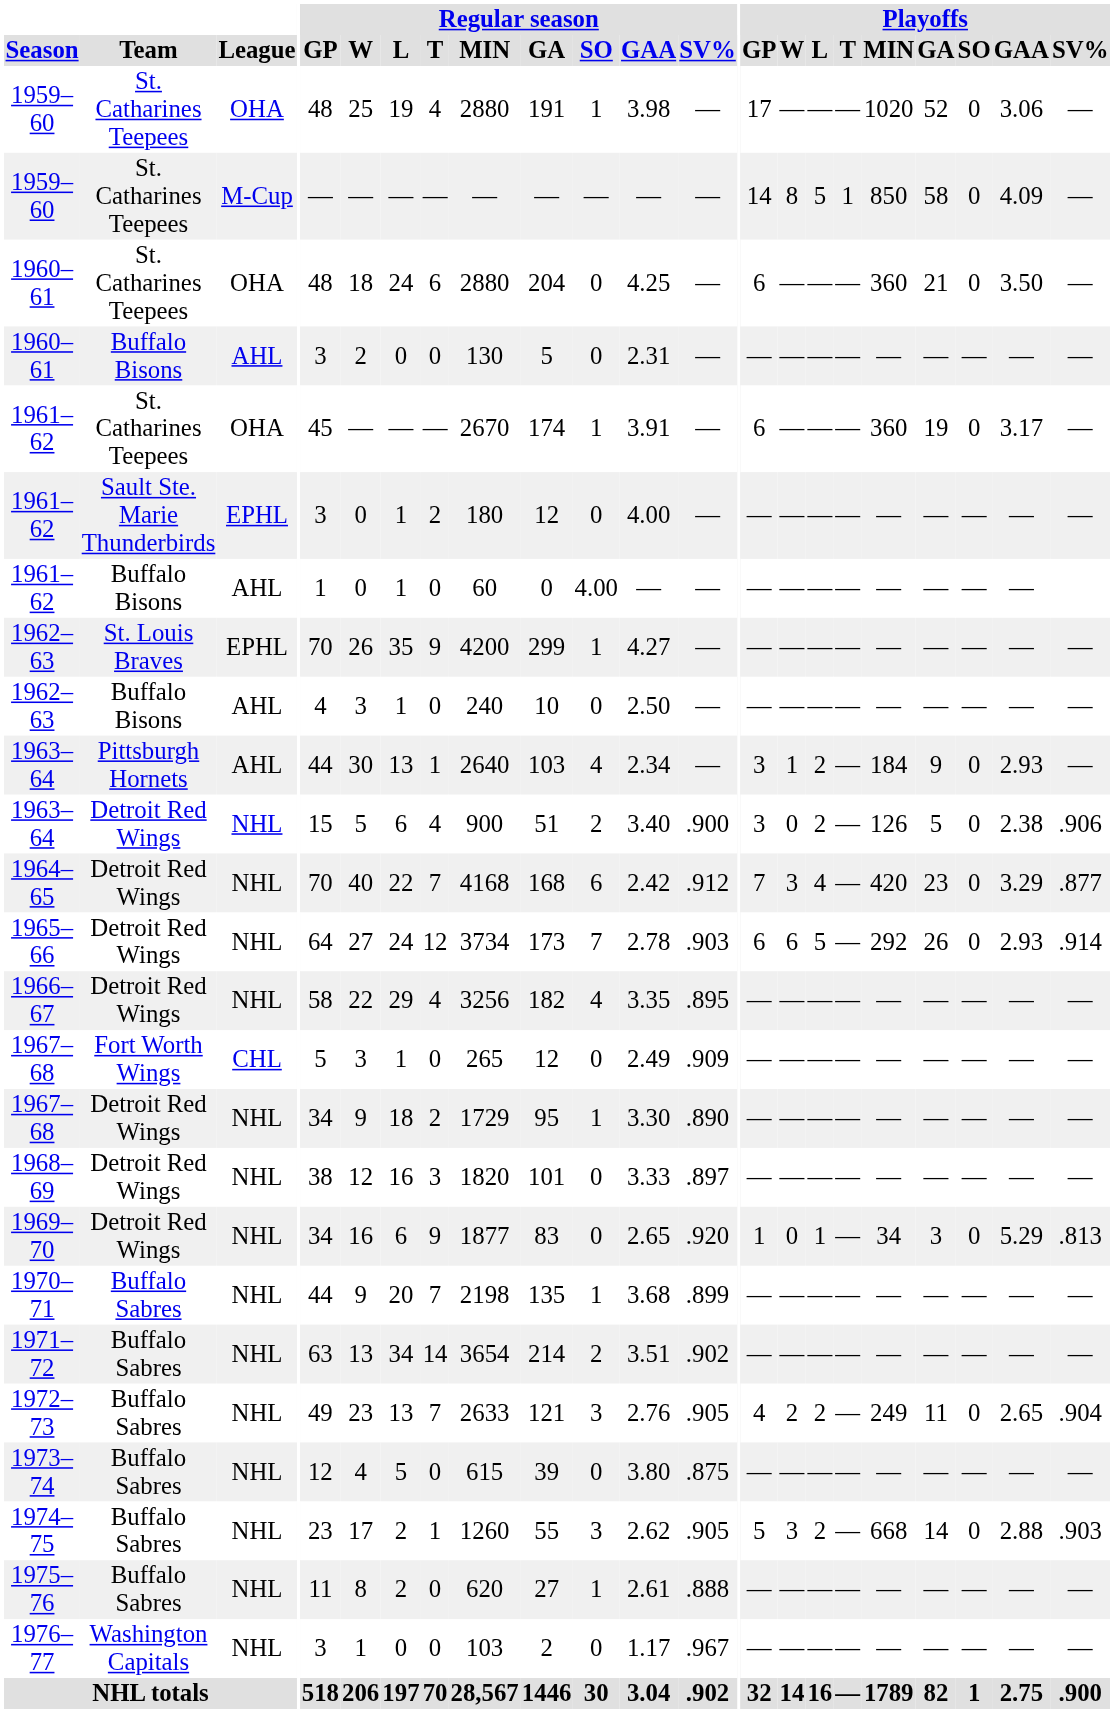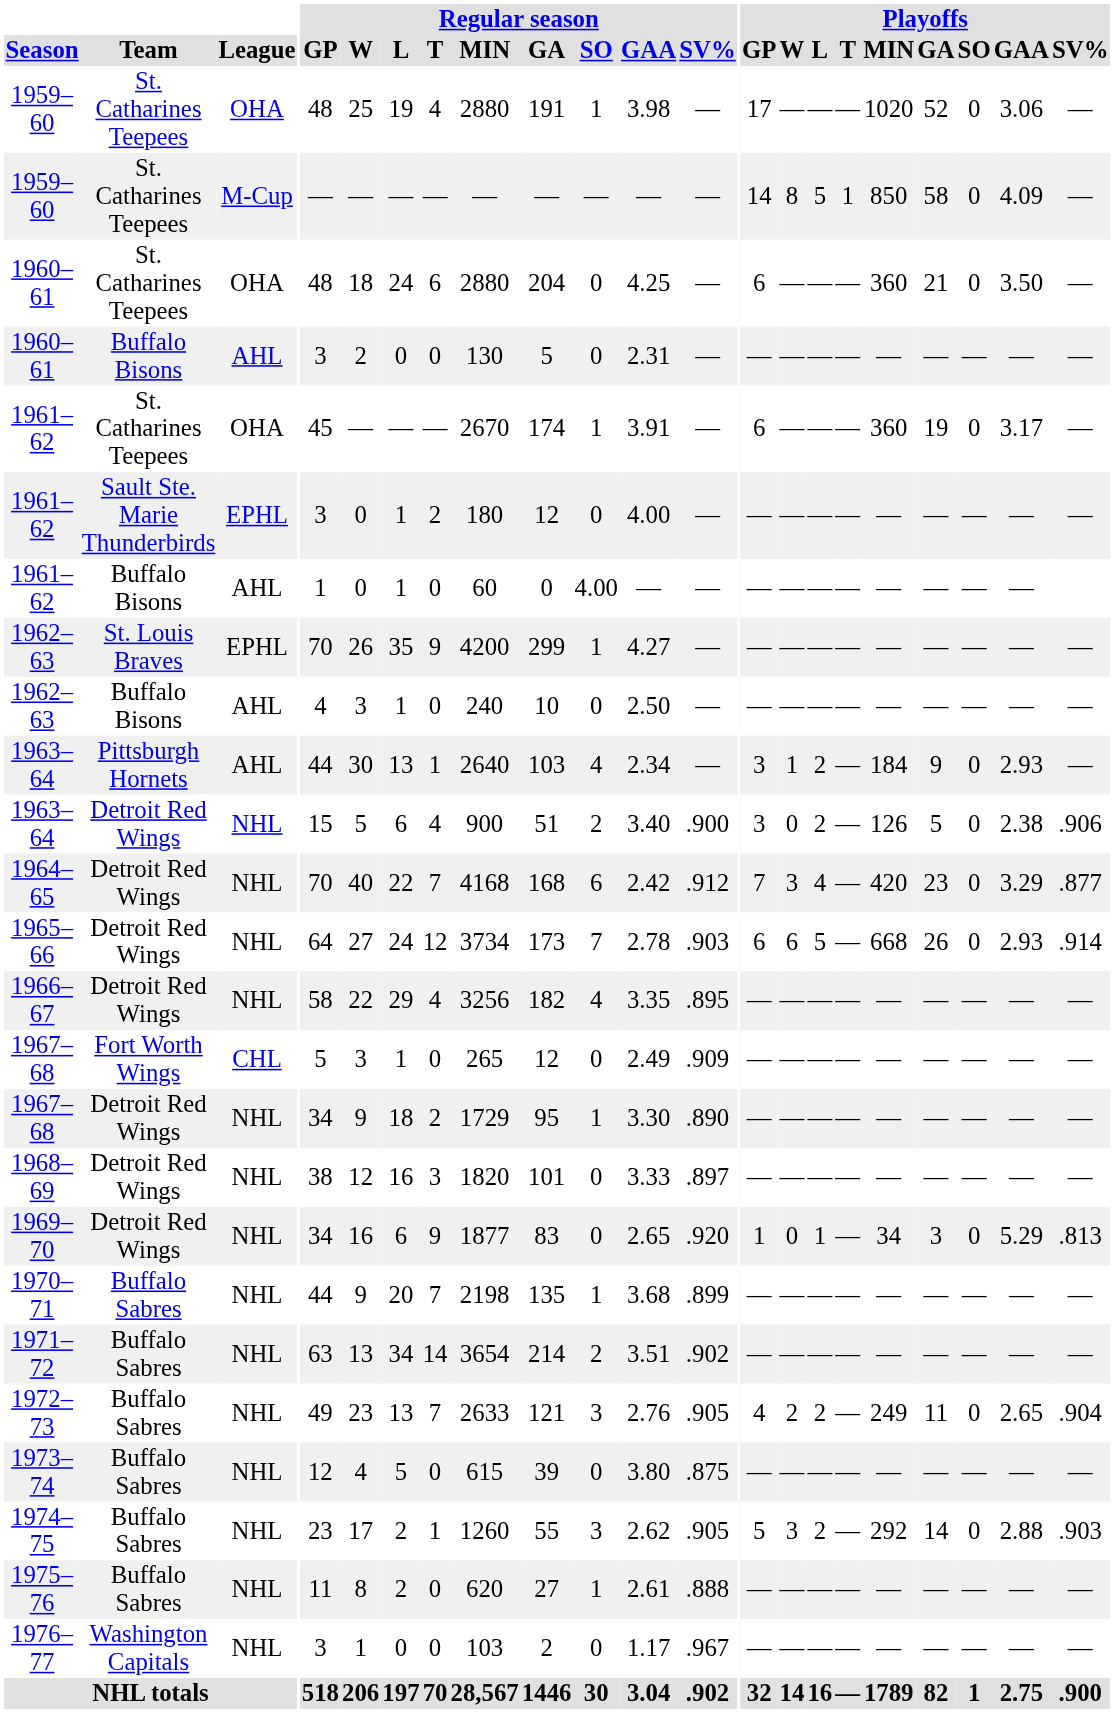(889, 941) 292 -> (889, 941) 668
(889, 1530) 668 -> (889, 1530) 292
